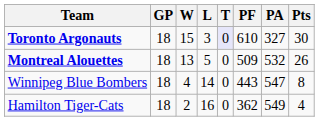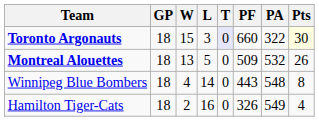(247, 37) 610 -> (247, 37) 660
(275, 37) 327 -> (275, 37) 322
(301, 37) no background -> (301, 37) lightyellow background
(275, 82) 547 -> (275, 82) 548
(247, 104) 362 -> (247, 104) 326
